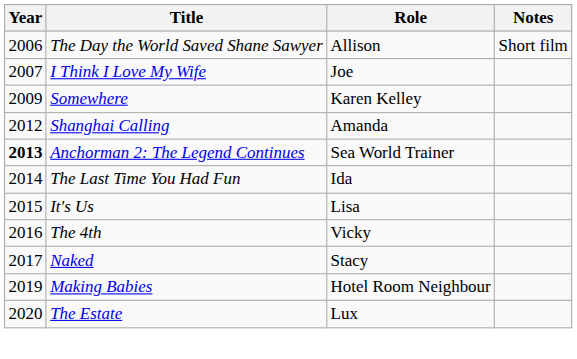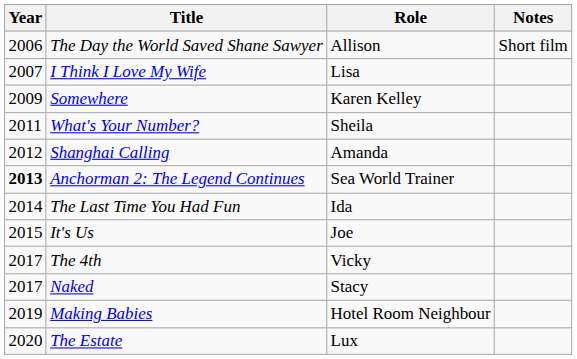(342, 71) Joe -> (345, 71) Lisa
+ row: (125, 125)
(345, 206) Lisa -> (342, 233) Joe
(25, 233) 2016 -> (25, 260) 2017
